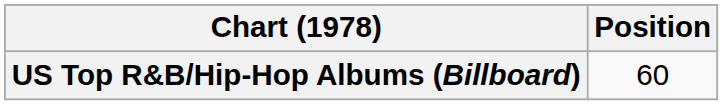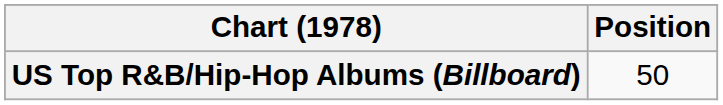(653, 74) 60 -> (653, 74) 50
